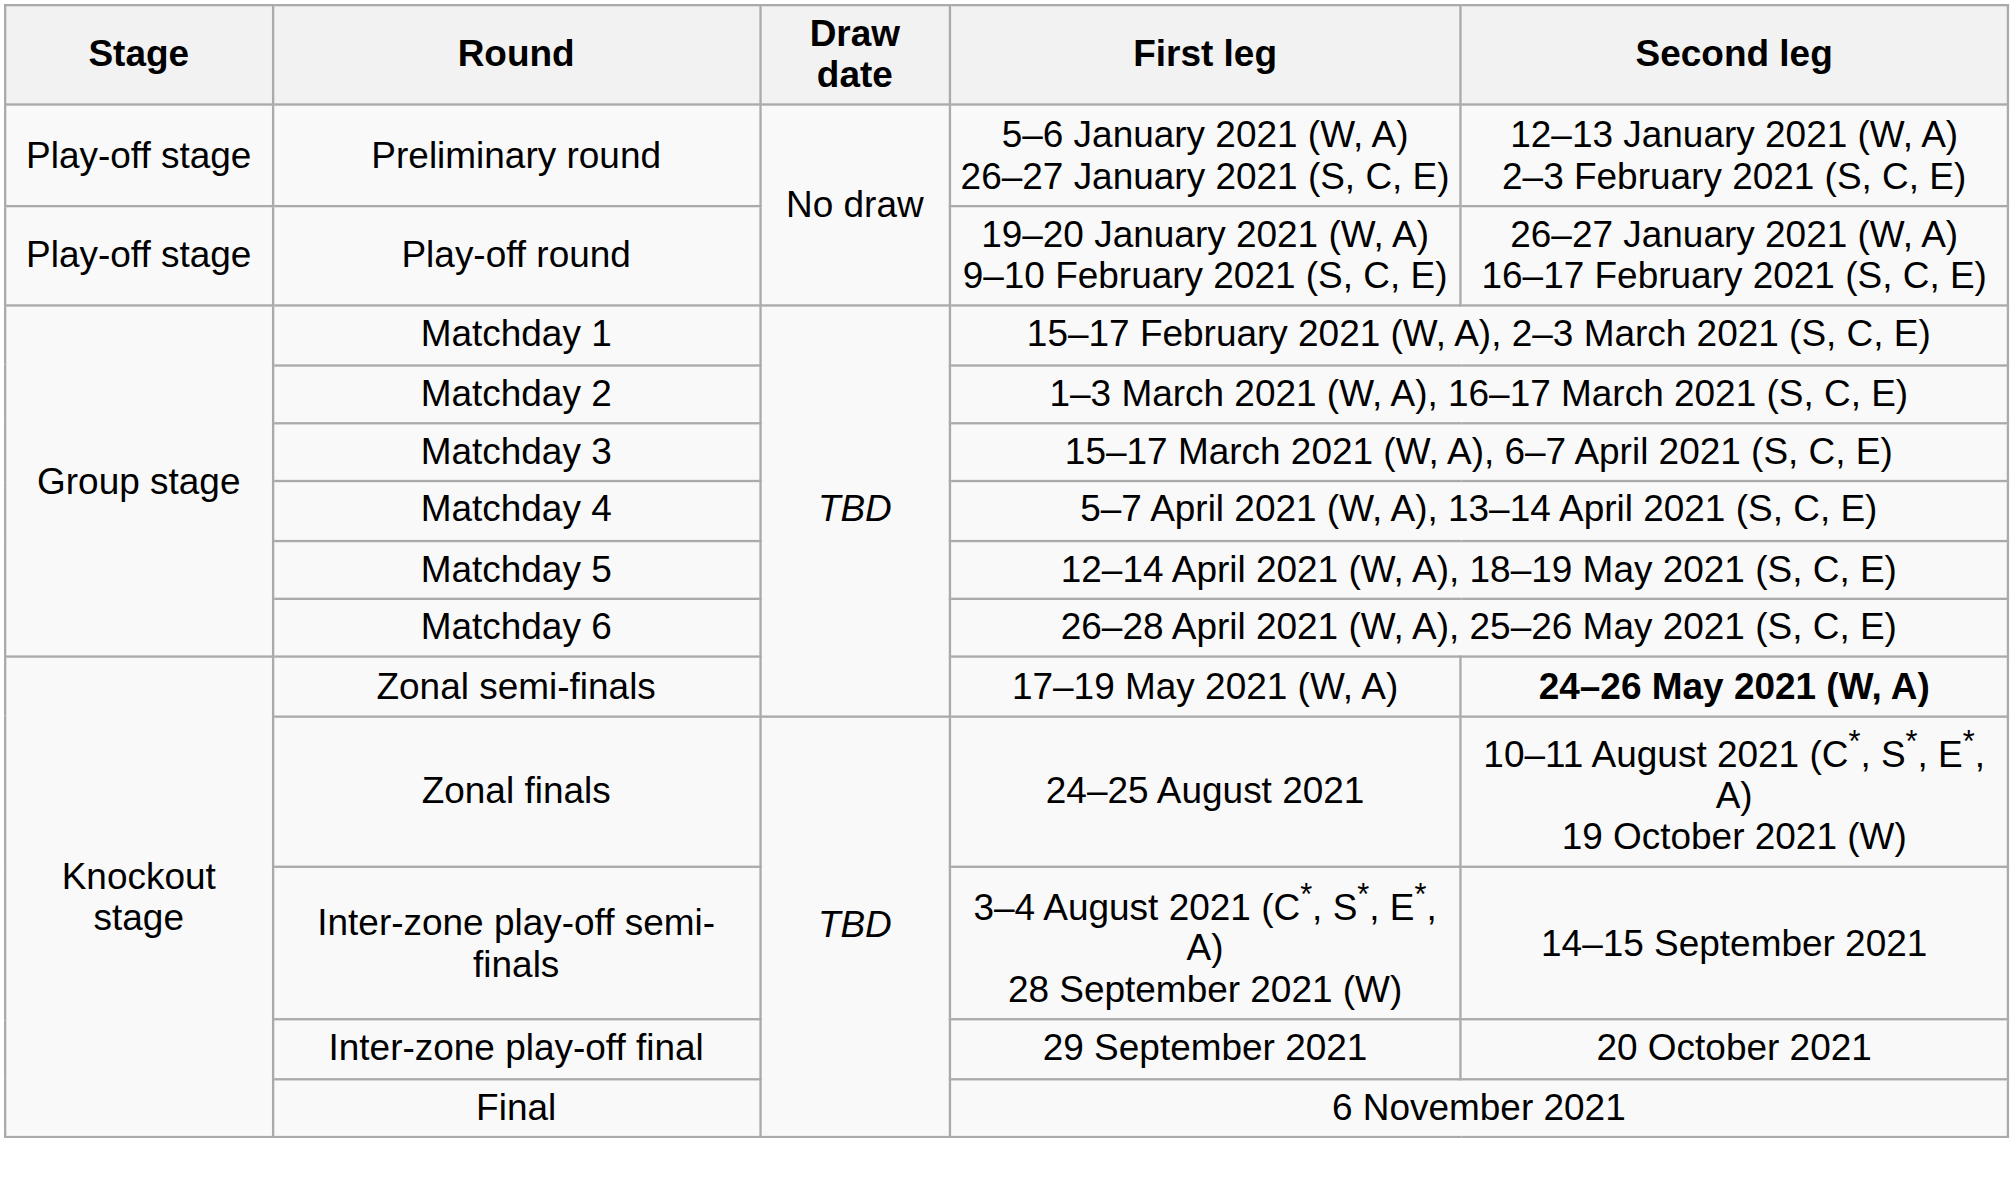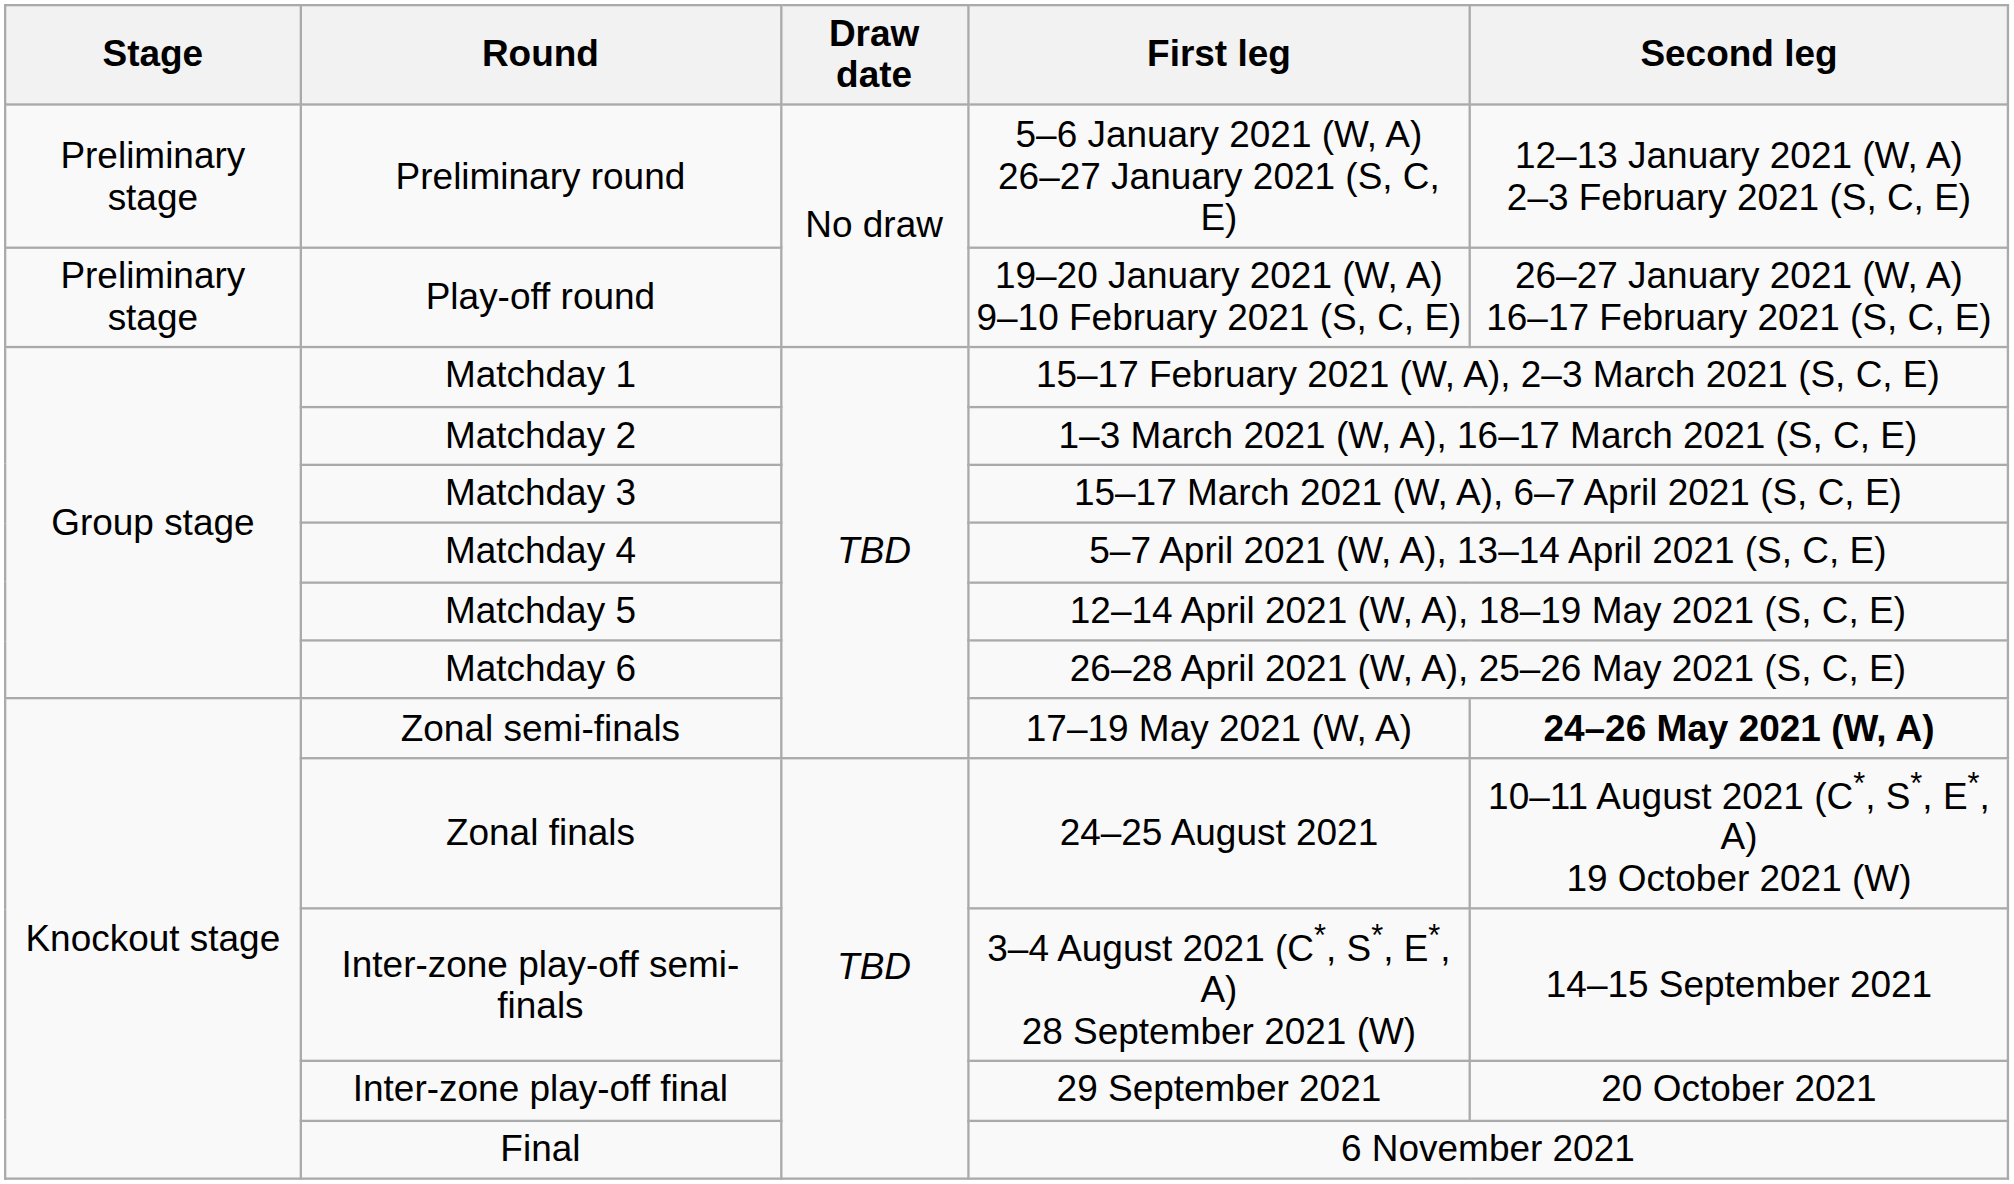(139, 154) Play-off stage -> (153, 175) Preliminary stage
(139, 254) Play-off stage -> (153, 296) Preliminary stage
